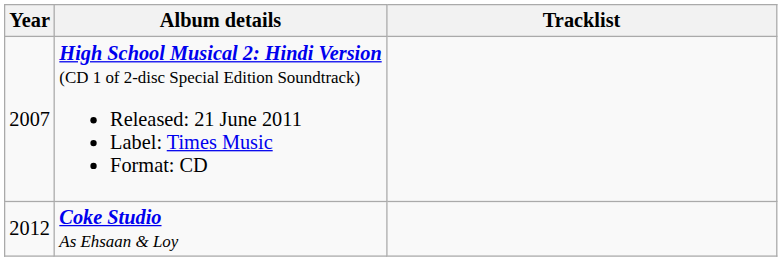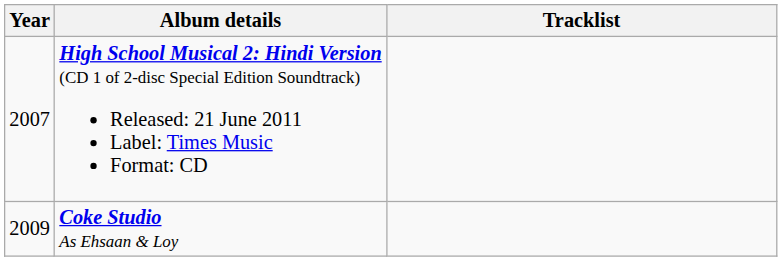(30, 228) 2012 -> (30, 228) 2009
